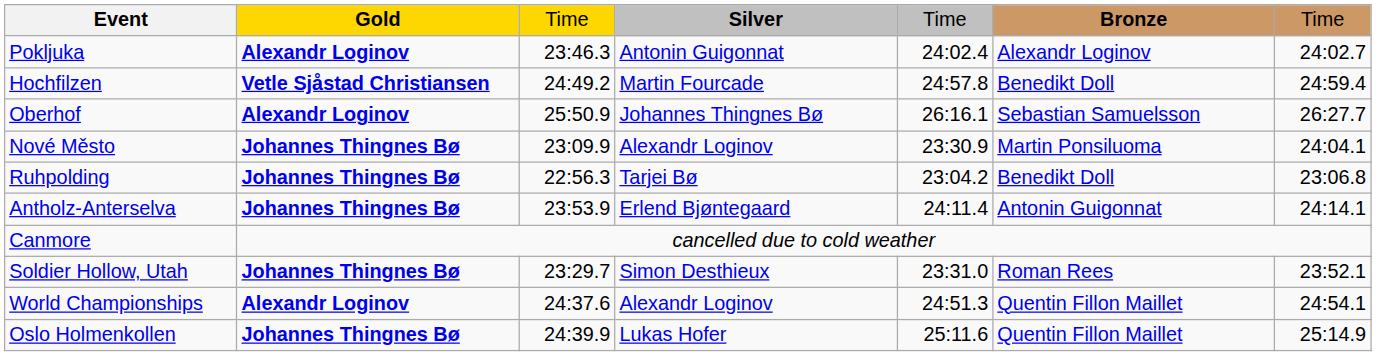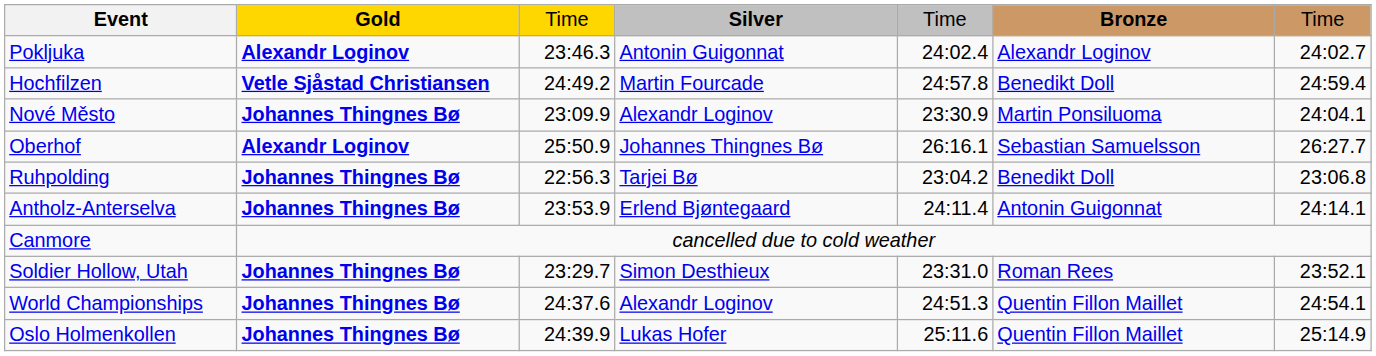rows swapped: (62, 146) <-> (45, 114)
(325, 303) Alexandr Loginov -> (351, 303) Johannes Thingnes Bø
